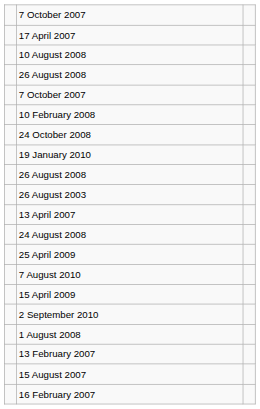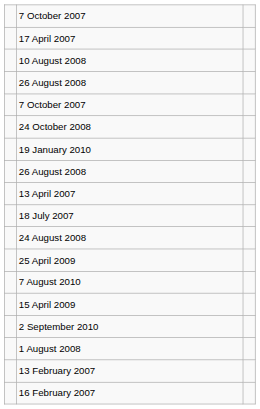- row: (10, 115)
- row: (10, 195)
+ row: (10, 216)
- row: (10, 374)
